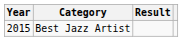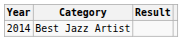(19, 29) 2015 -> (19, 29) 2014
